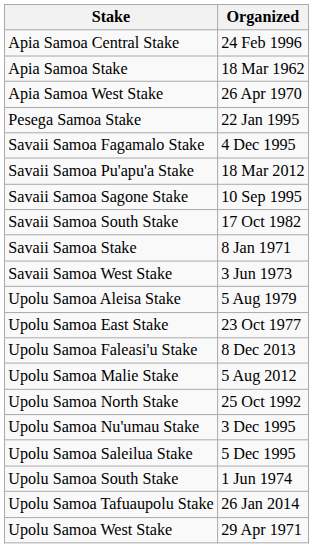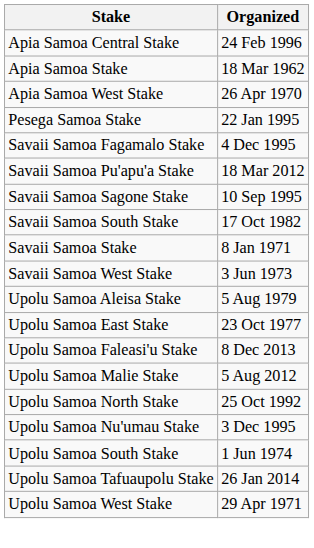- row: (100, 453)
